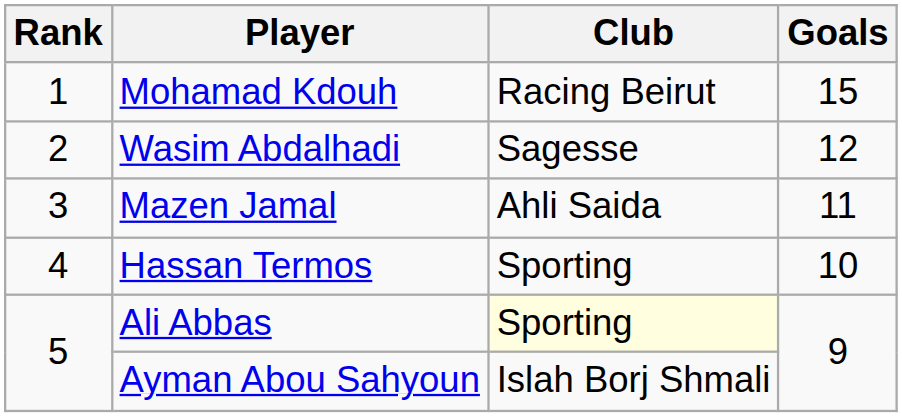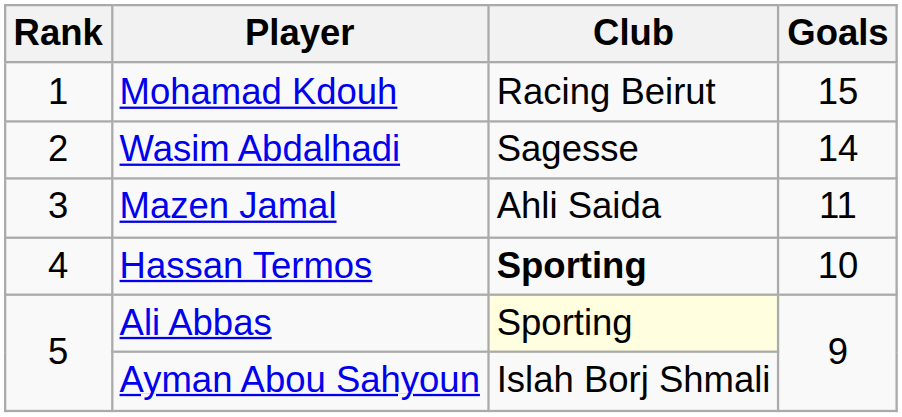(838, 149) 12 -> (838, 149) 14
(565, 264) normal -> (572, 264) bold
